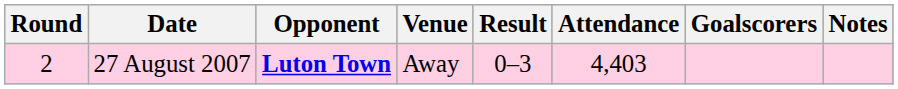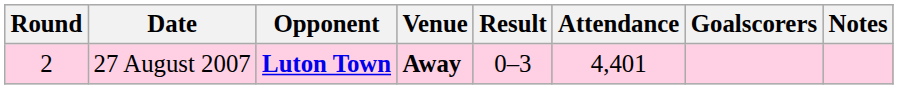(431, 63) normal -> (432, 63) bold
(619, 63) 4,403 -> (619, 63) 4,401
